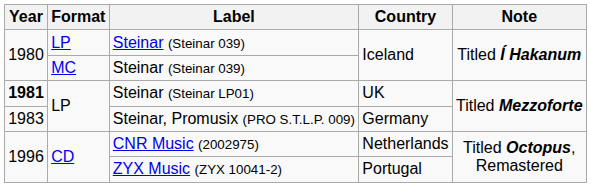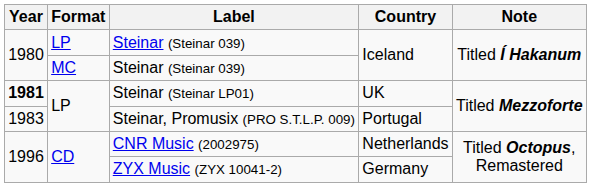(395, 118) Germany -> (392, 118) Portugal
(392, 169) Portugal -> (395, 169) Germany
